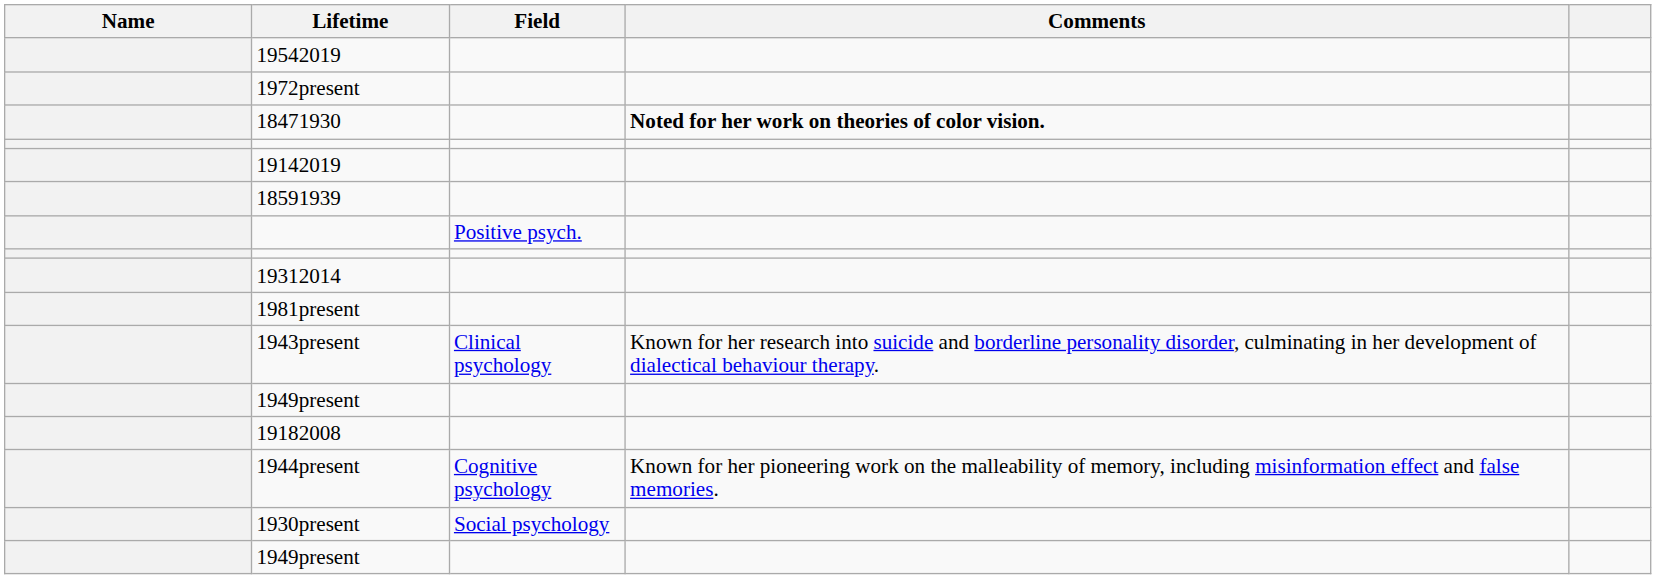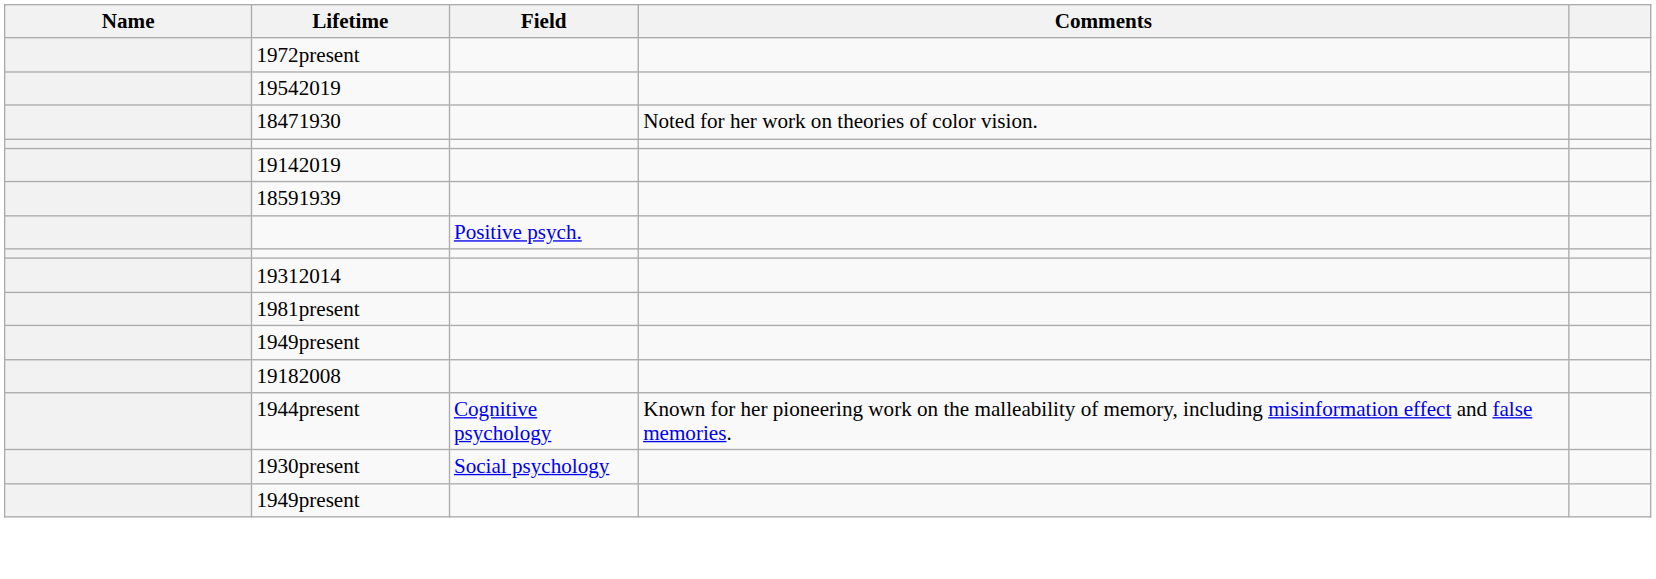rows swapped: (308, 88) <-> (299, 54)
(837, 121) bold -> (840, 121) normal
- row: (308, 342)
